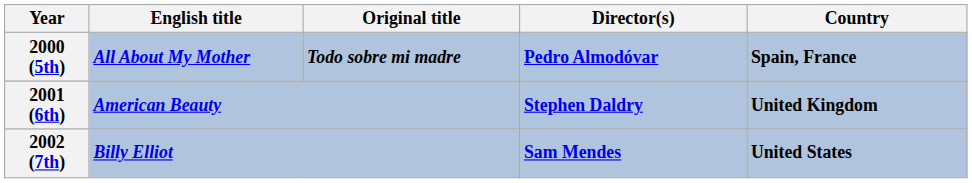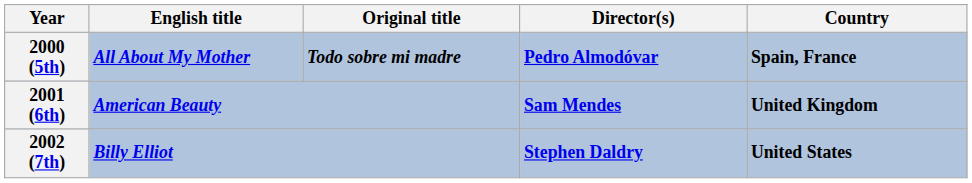(583, 104) Stephen Daldry -> (573, 104) Sam Mendes
(573, 153) Sam Mendes -> (583, 153) Stephen Daldry
